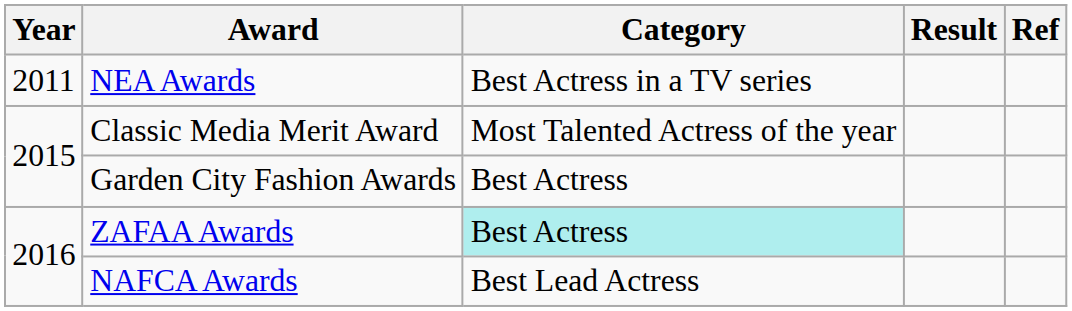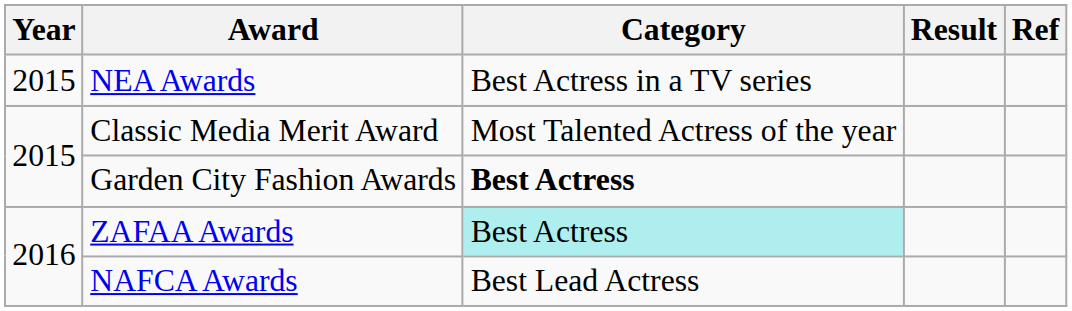(43, 79) 2011 -> (44, 79) 2015
(549, 180) normal -> (553, 180) bold
